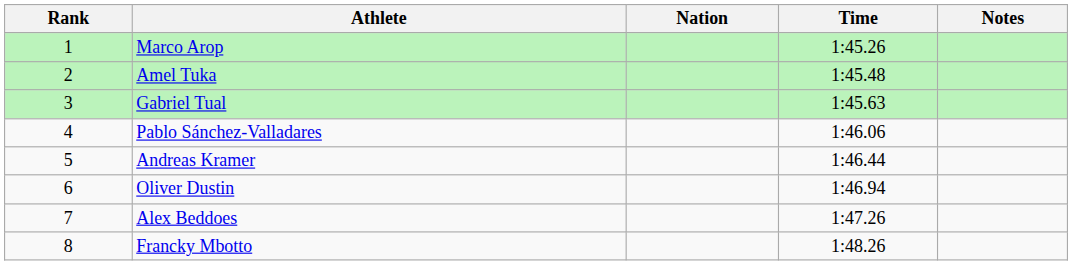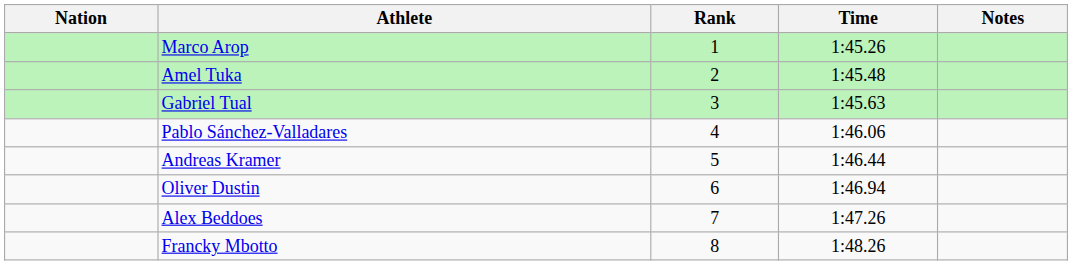columns swapped: (68, 18) <-> (702, 18)
